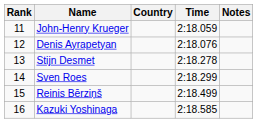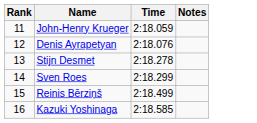- column: (153, 12)
